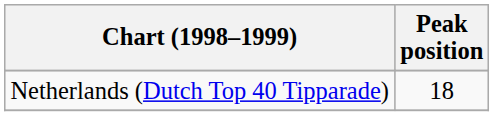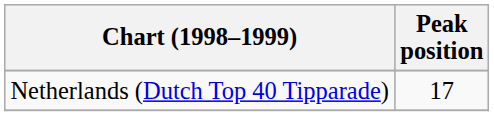(442, 90) 18 -> (442, 90) 17
